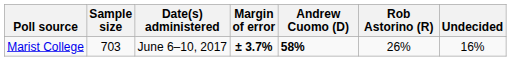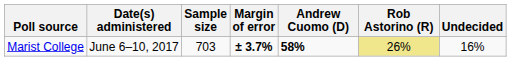columns swapped: (182, 20) <-> (111, 20)
(399, 46) no background -> (399, 46) khaki background
